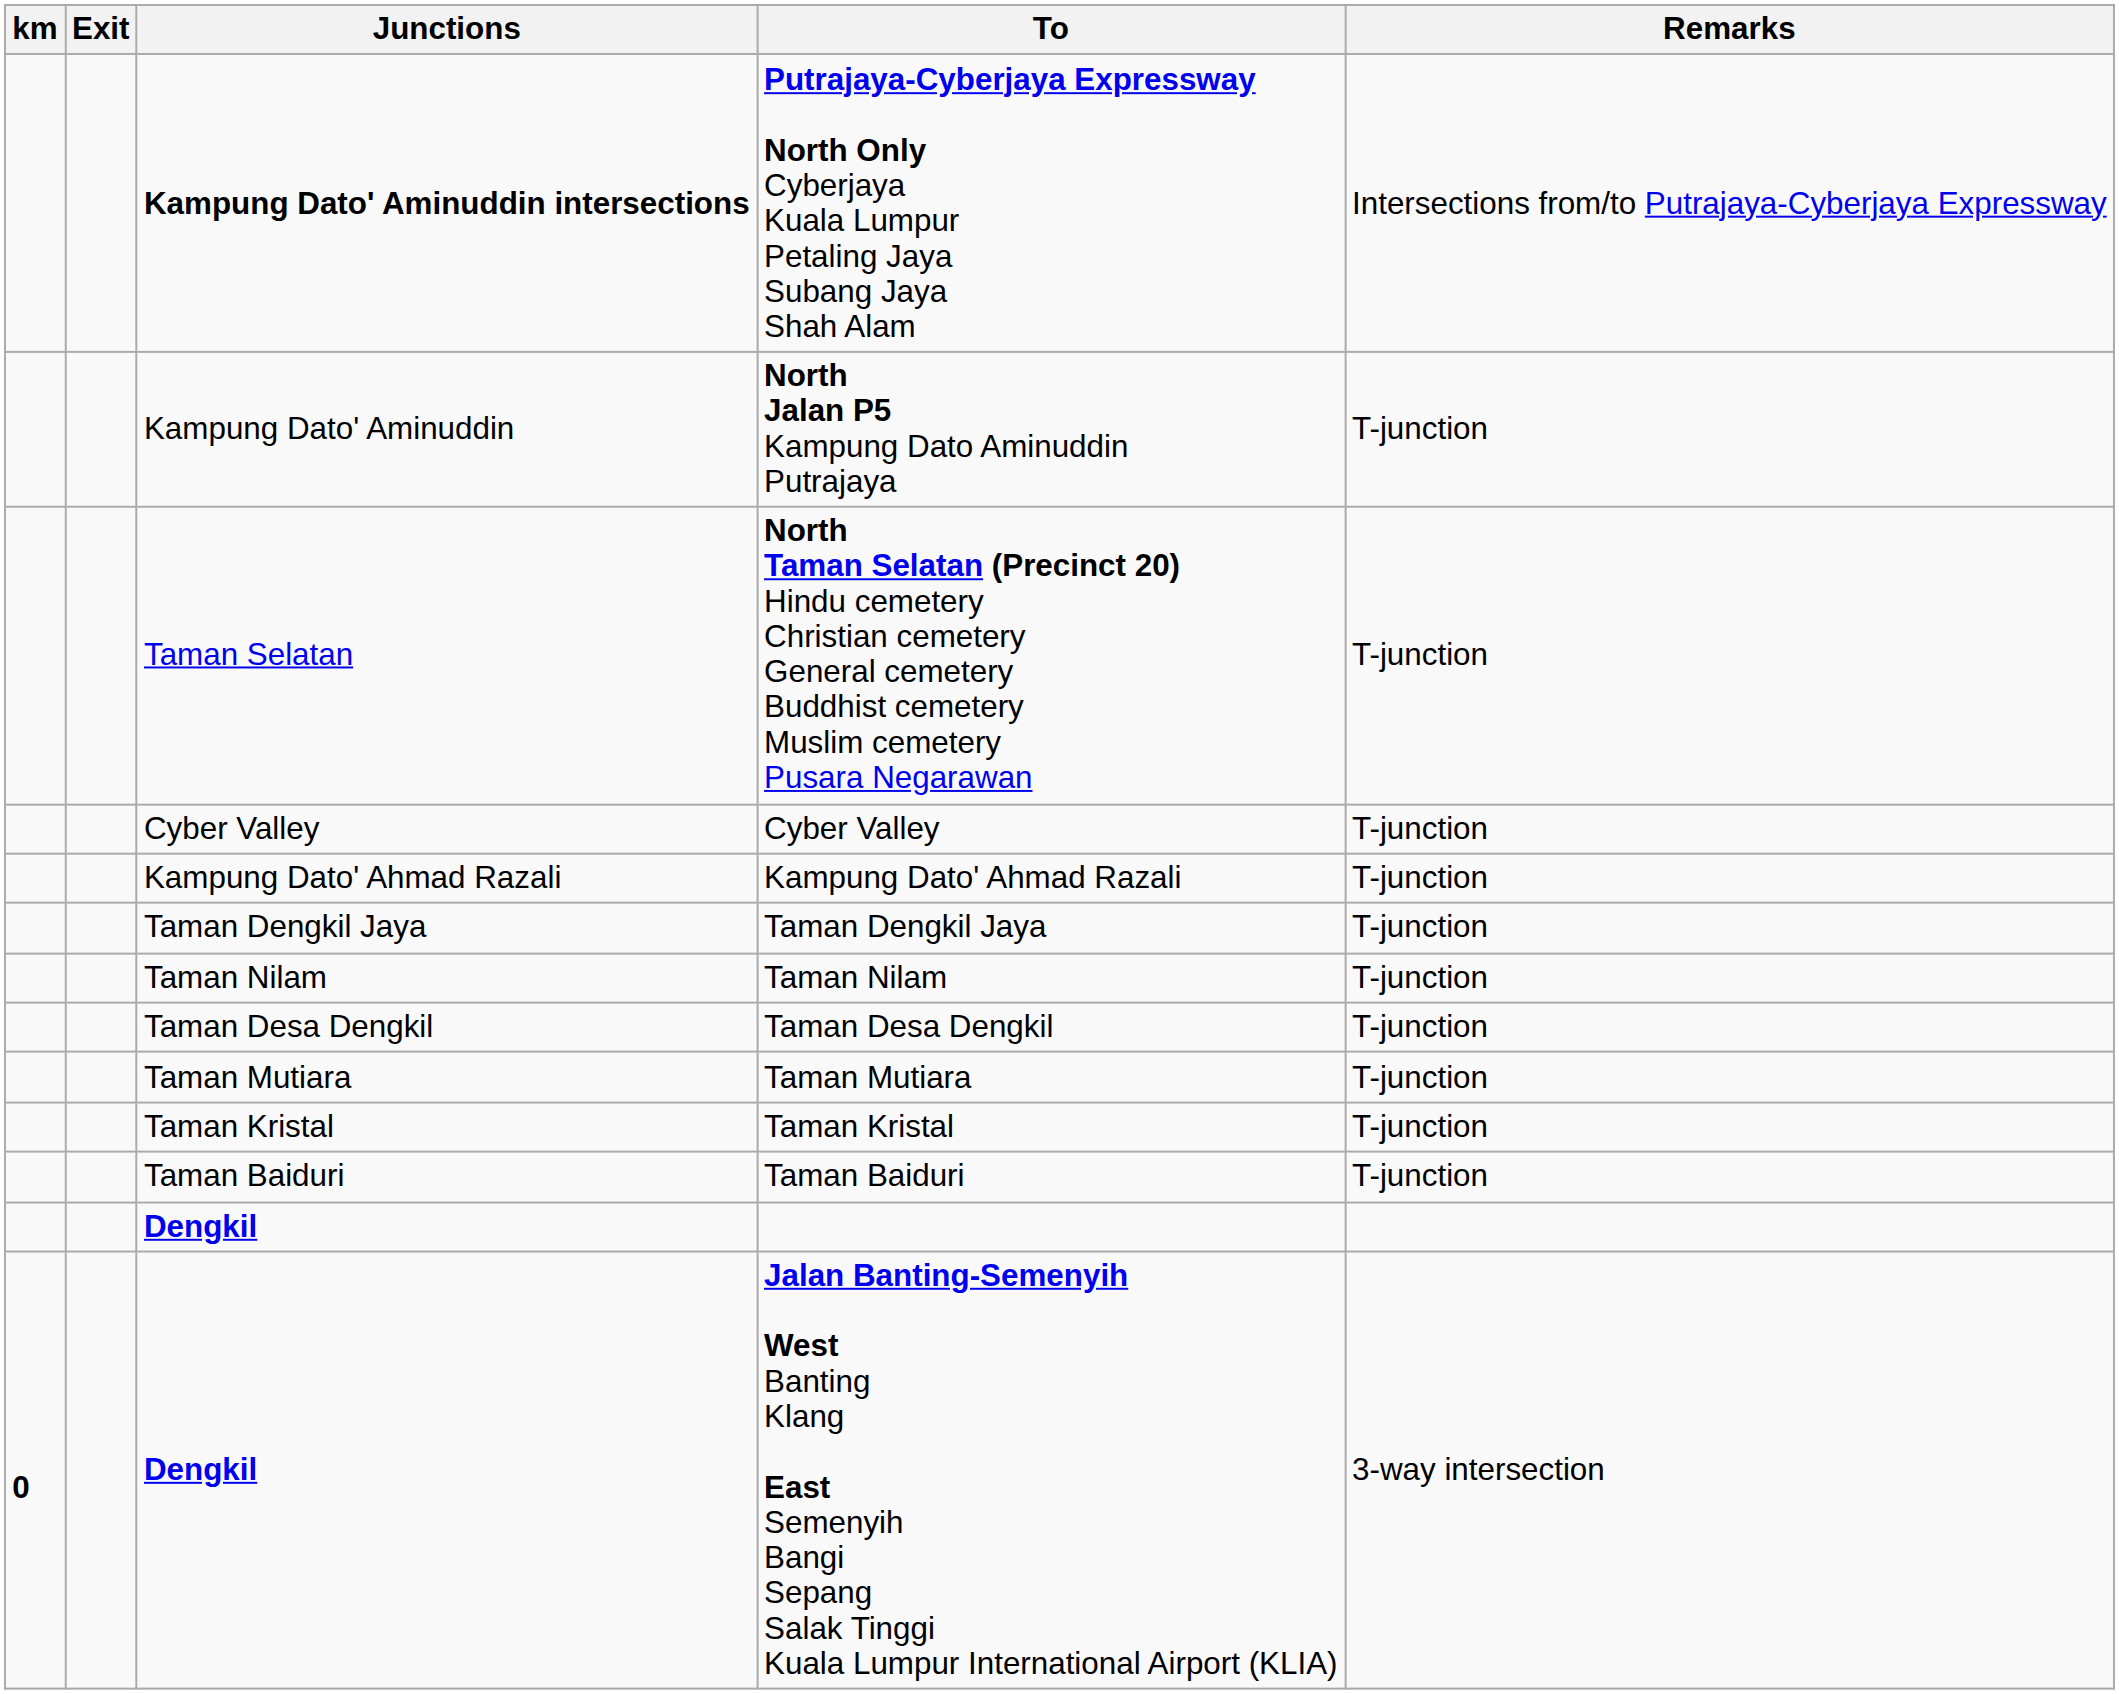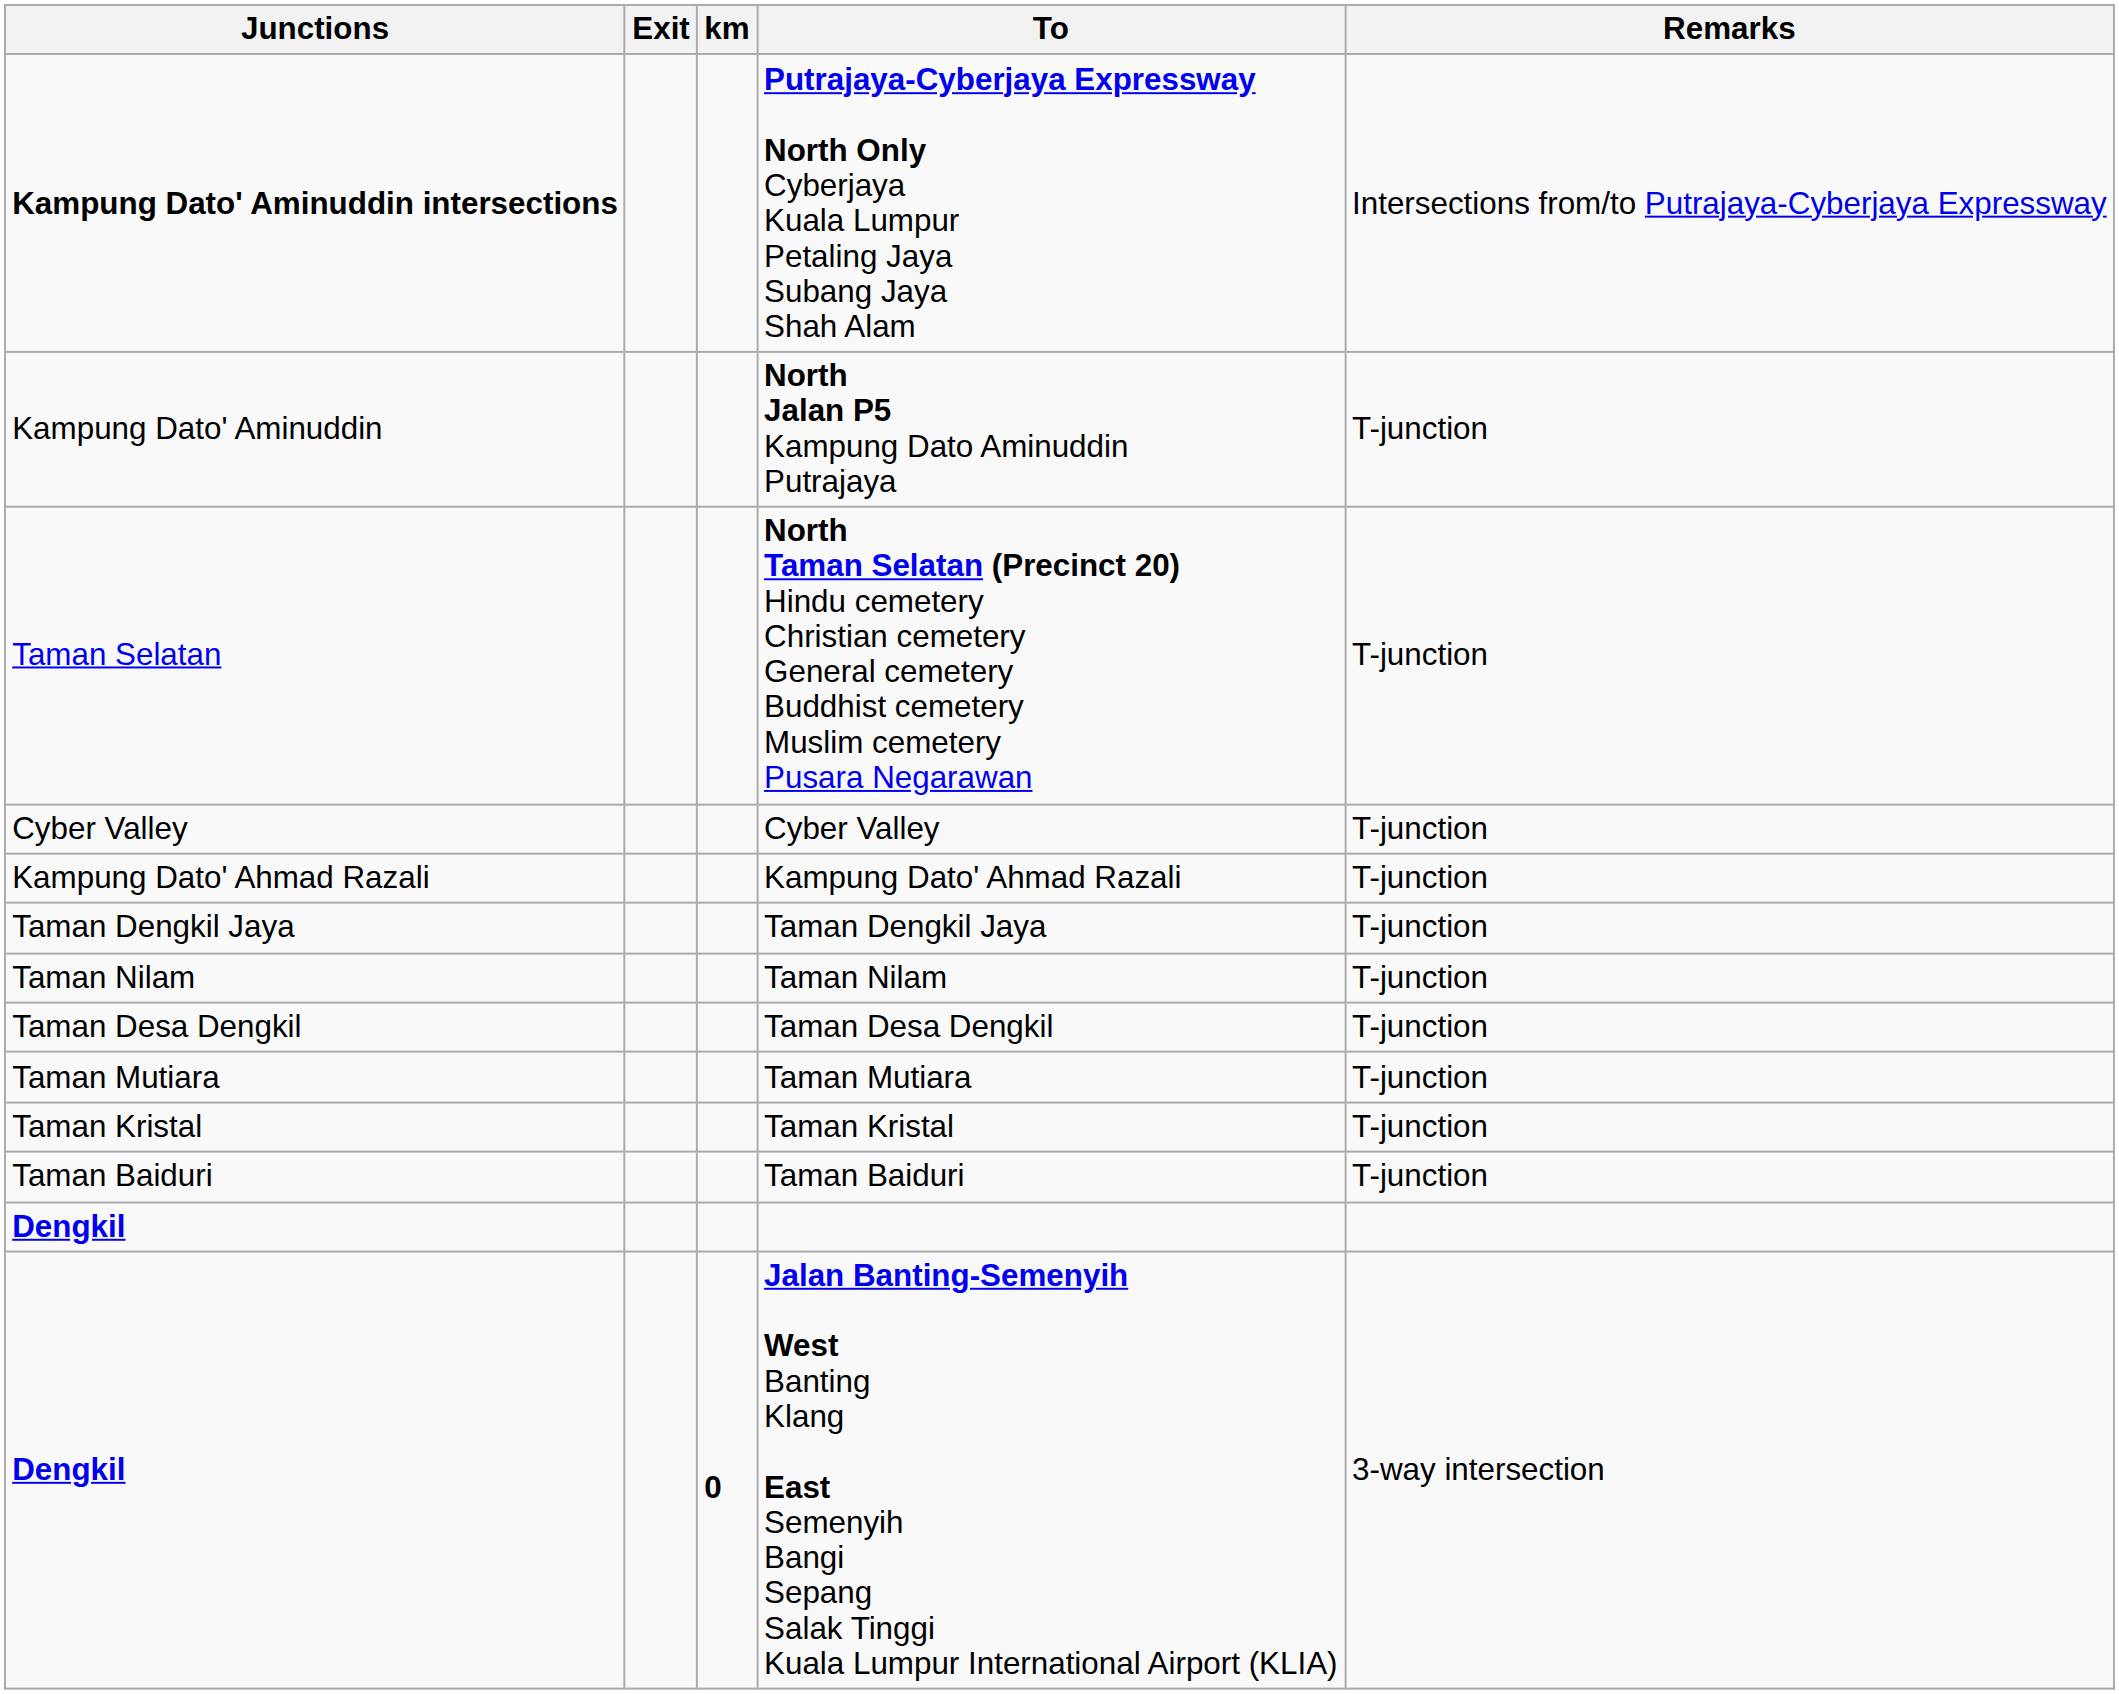columns swapped: (35, 29) <-> (447, 29)
